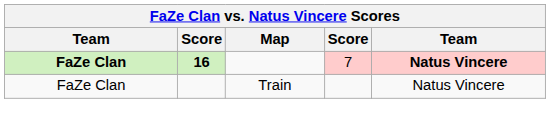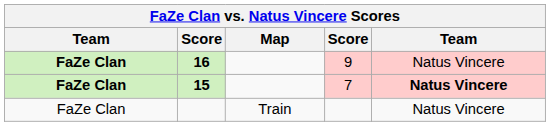+ row: (348, 62)
(202, 62) 16 -> (202, 86) 15
